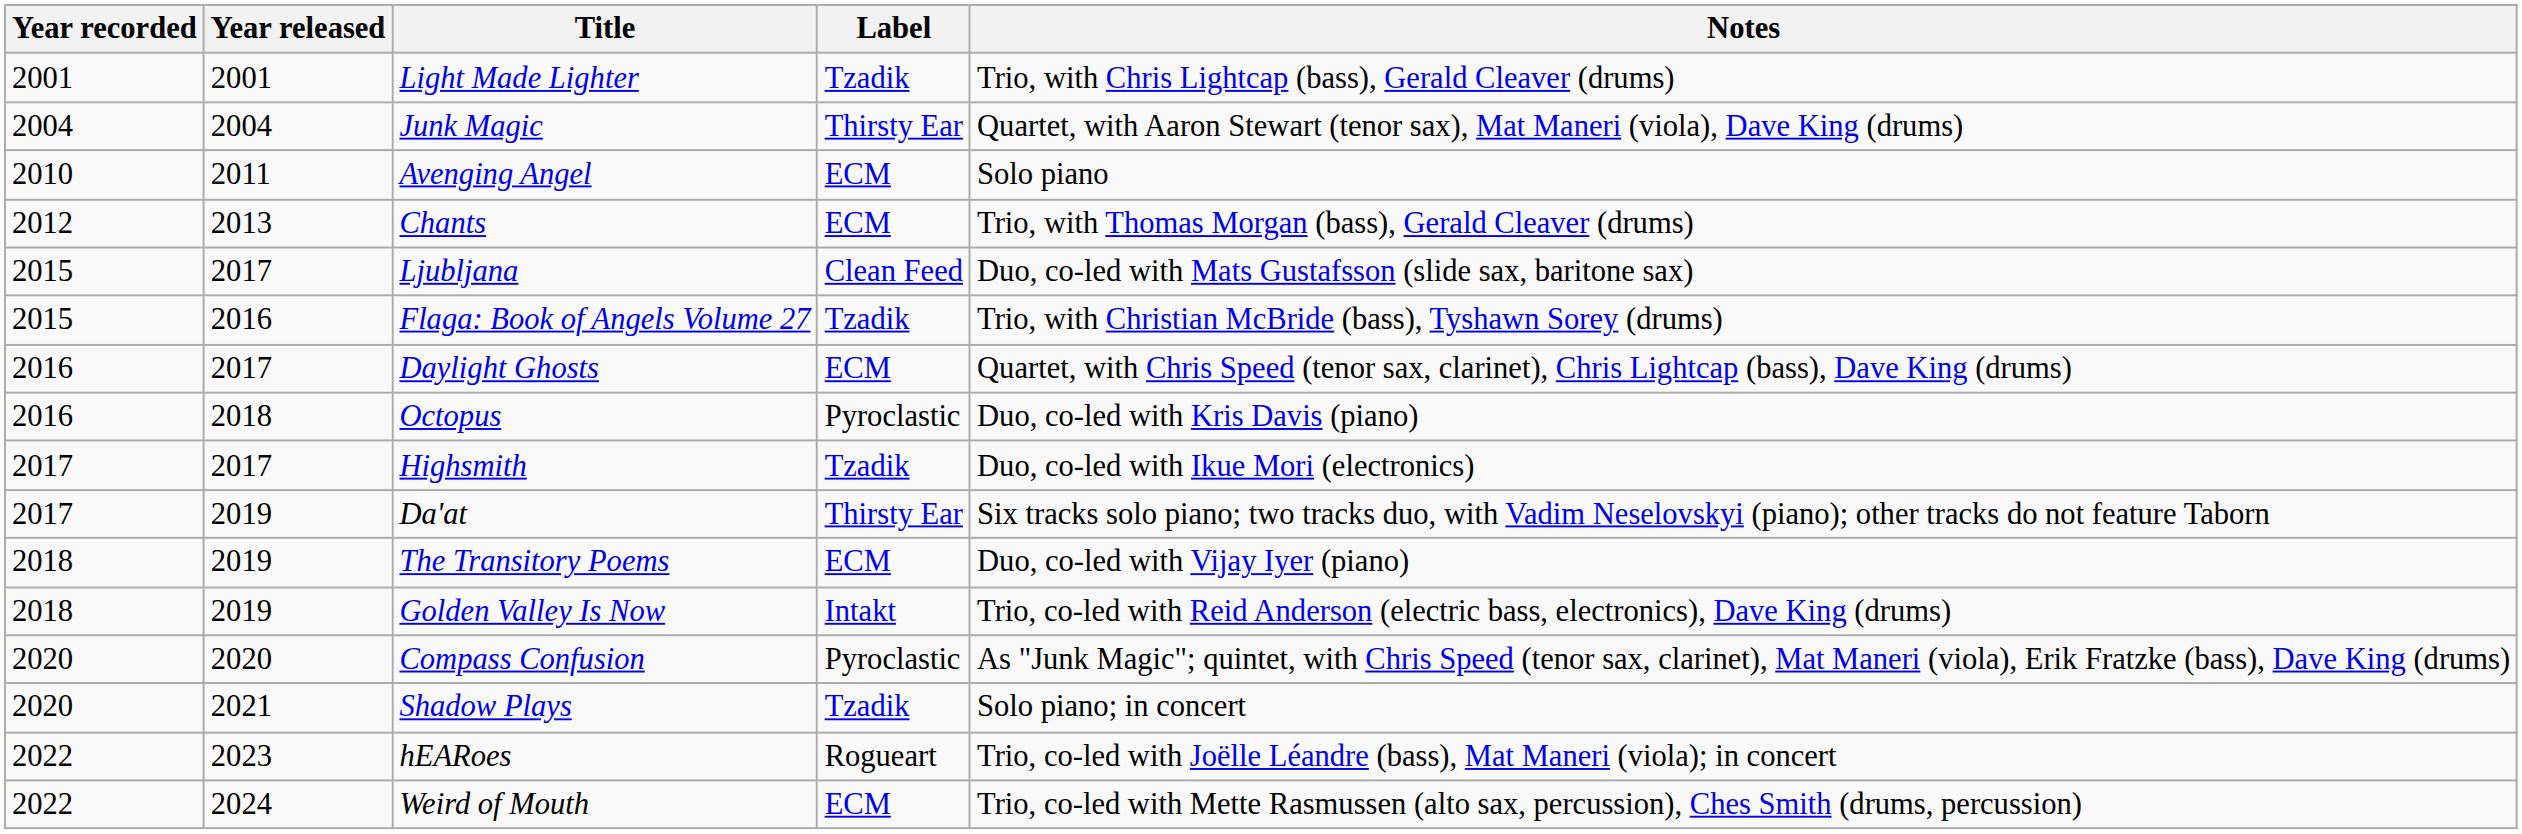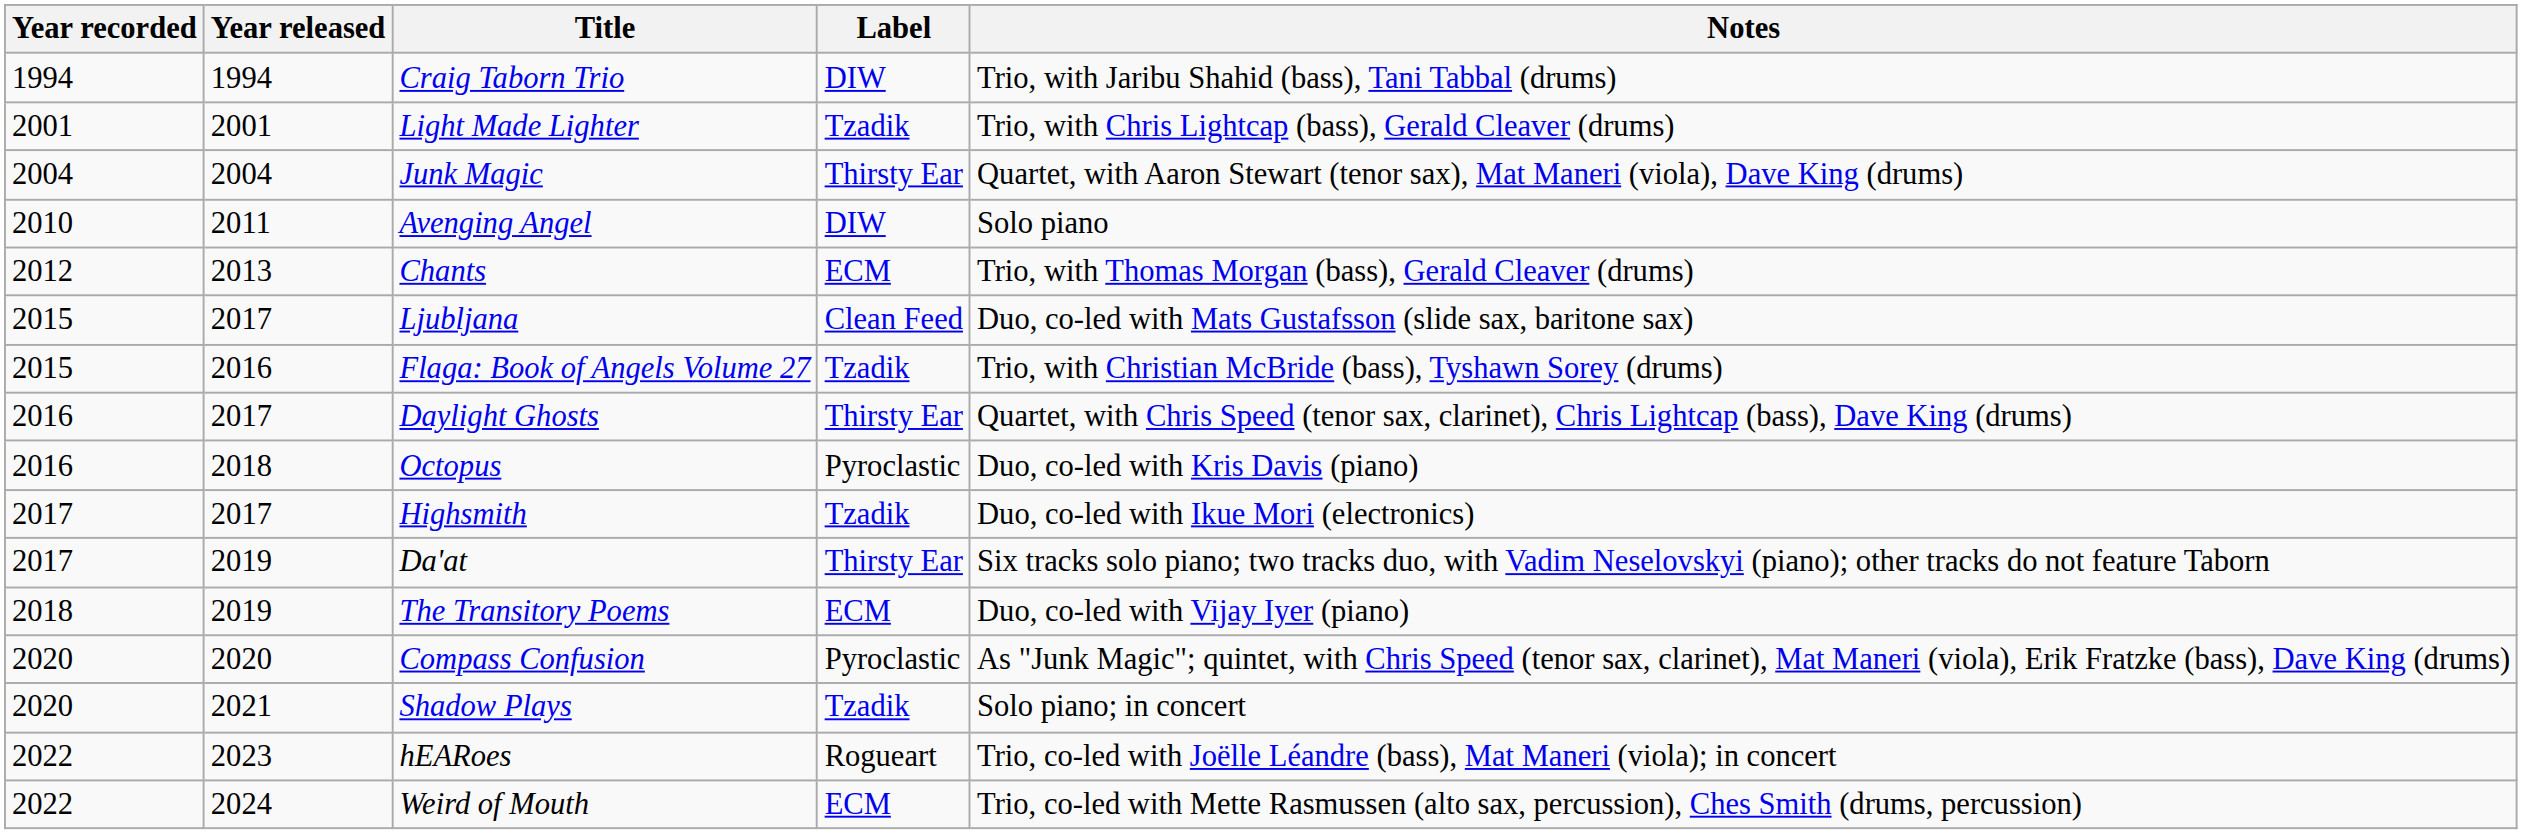+ row: (512, 77)
(858, 174) ECM -> (855, 222) DIW
(858, 367) ECM -> (894, 416) Thirsty Ear
- row: (532, 610)
